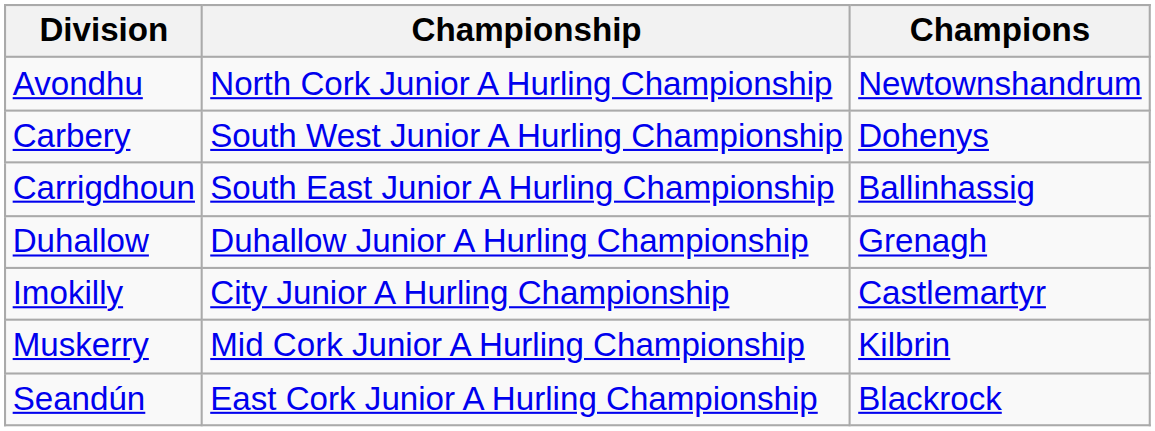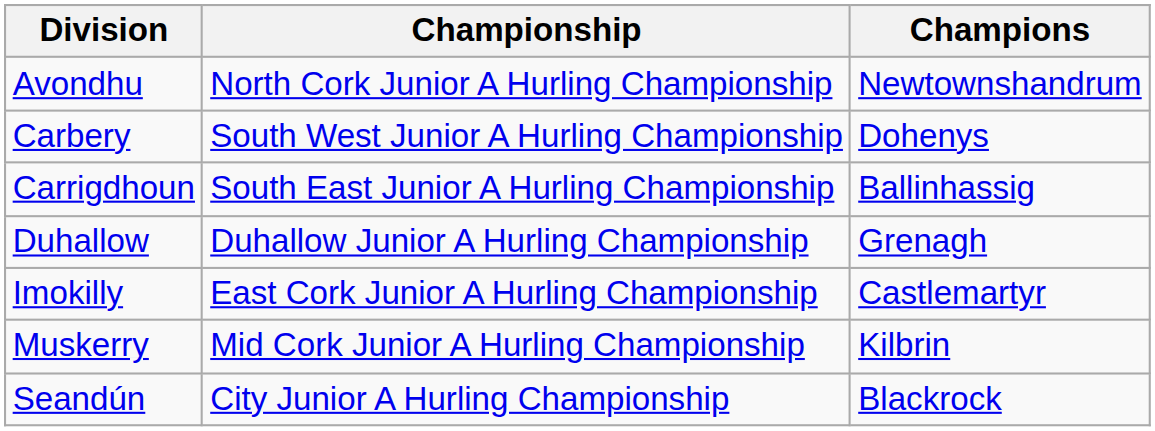(470, 293) City Junior A Hurling Championship -> (514, 293) East Cork Junior A Hurling Championship
(514, 398) East Cork Junior A Hurling Championship -> (470, 398) City Junior A Hurling Championship
